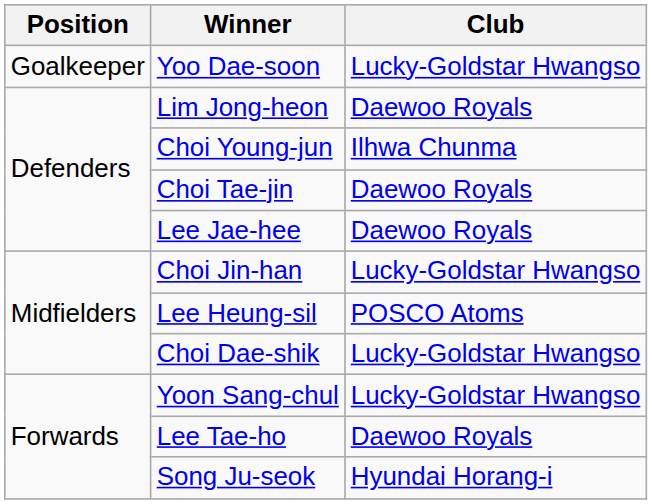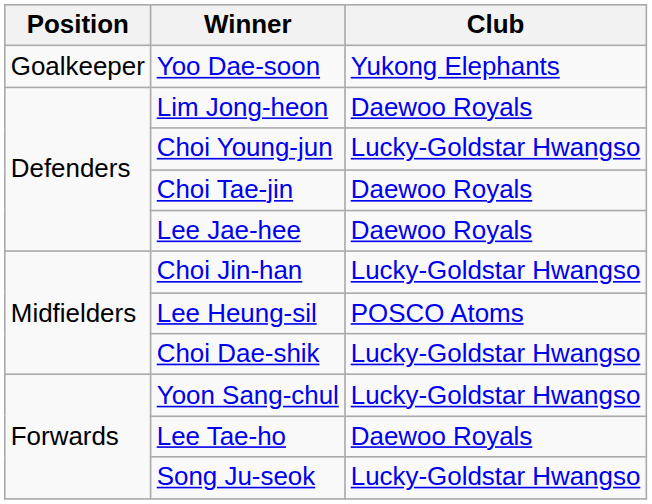(496, 66) Lucky-Goldstar Hwangso -> (455, 66) Yukong Elephants
(434, 148) Ilhwa Chunma -> (496, 148) Lucky-Goldstar Hwangso
(452, 477) Hyundai Horang-i -> (496, 477) Lucky-Goldstar Hwangso
